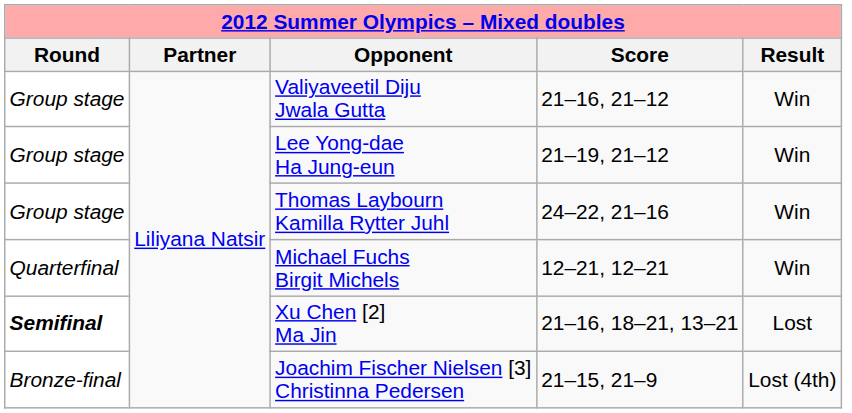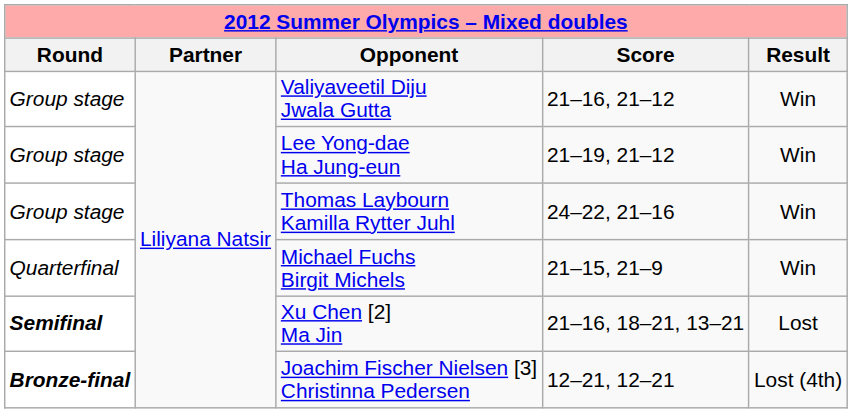(605, 268) 12–21, 12–21 -> (605, 268) 21–15, 21–9
(65, 380) normal -> (70, 380) bold
(599, 380) 21–15, 21–9 -> (611, 380) 12–21, 12–21
